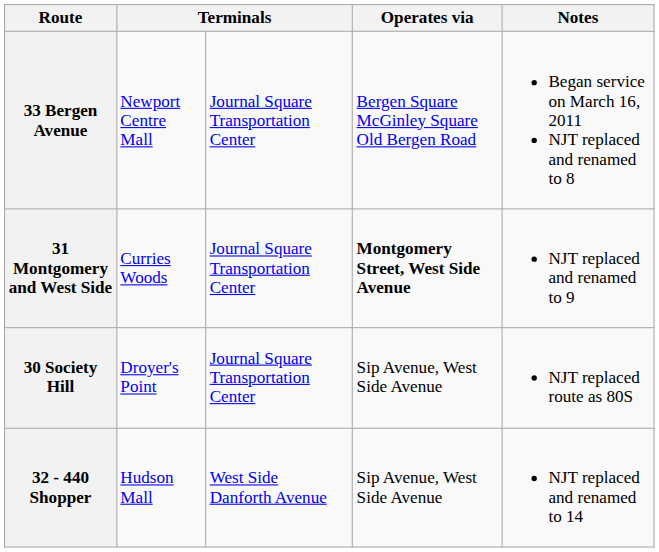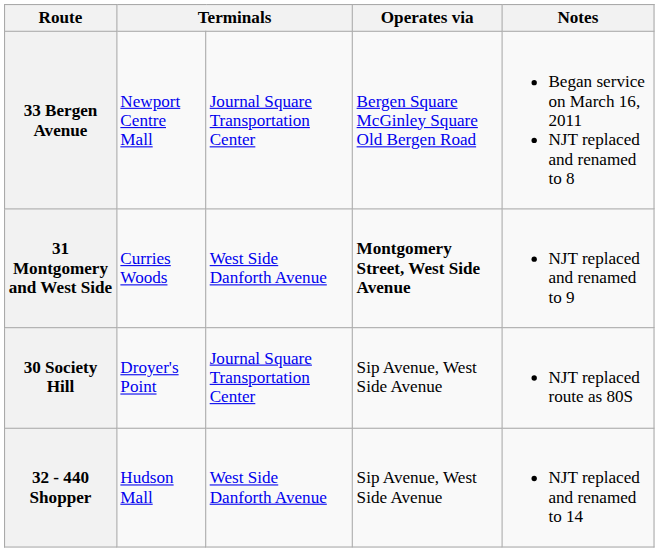(261, 268) Journal Square Transportation Center -> (268, 268) West Side Danforth Avenue
